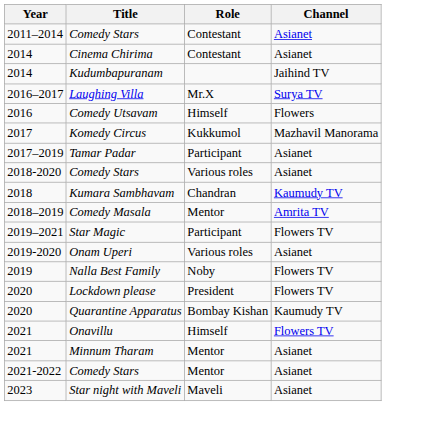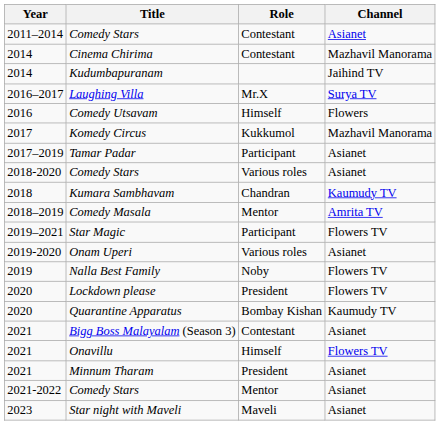(293, 53) Asianet -> (380, 53) Mazhavil Manorama
+ row: (20, 331)
(206, 350) Mentor -> (265, 370) President
